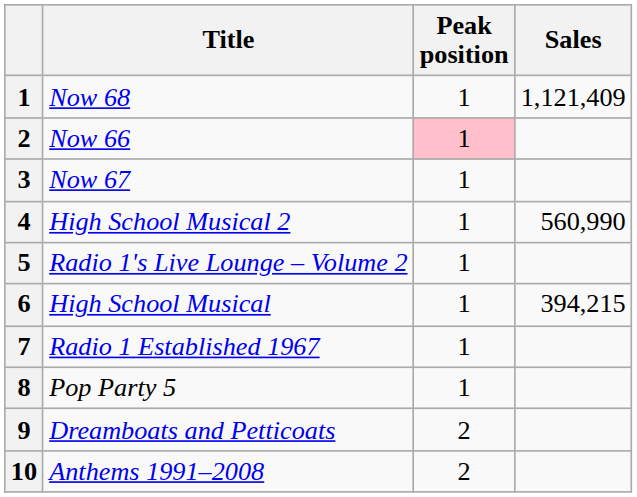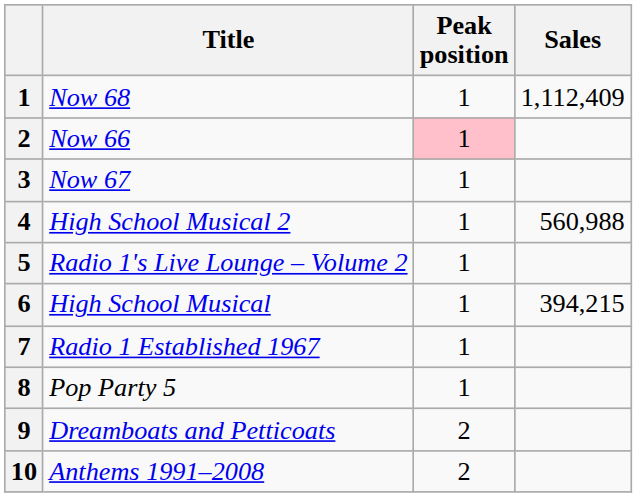(573, 96) 1,121,409 -> (573, 96) 1,112,409
(583, 221) 560,990 -> (582, 221) 560,988
